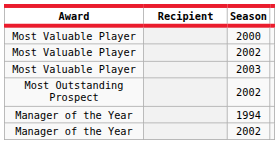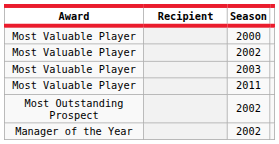+ row: (74, 86)
- row: (74, 115)
